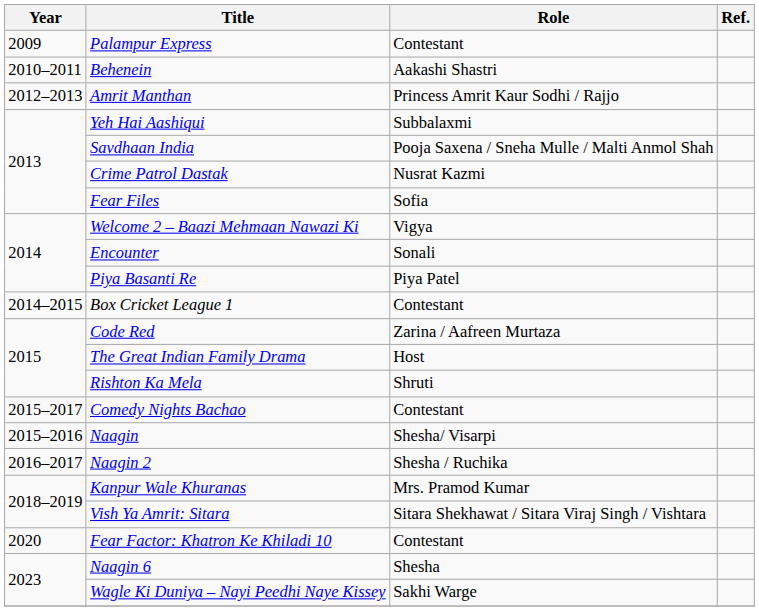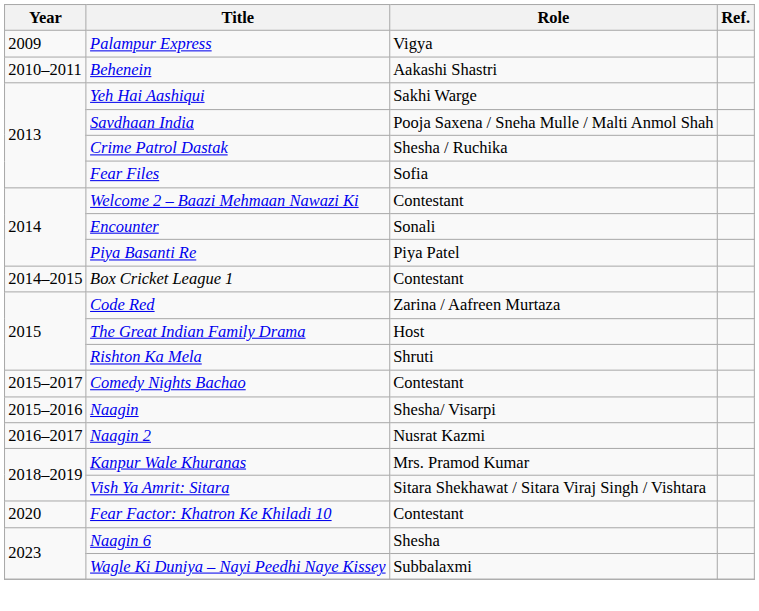(428, 43) Contestant -> (413, 43) Vigya
- row: (141, 95)
(433, 122) Subbalaxmi -> (435, 95) Sakhi Warge
(439, 174) Nusrat Kazmi -> (450, 148) Shesha / Ruchika
(413, 226) Vigya -> (428, 200) Contestant
(450, 461) Shesha / Ruchika -> (439, 435) Nusrat Kazmi
(435, 592) Sakhi Warge -> (433, 566) Subbalaxmi
